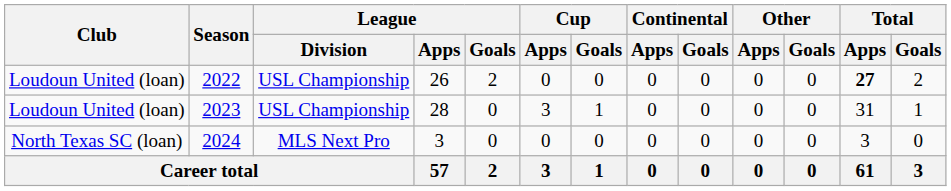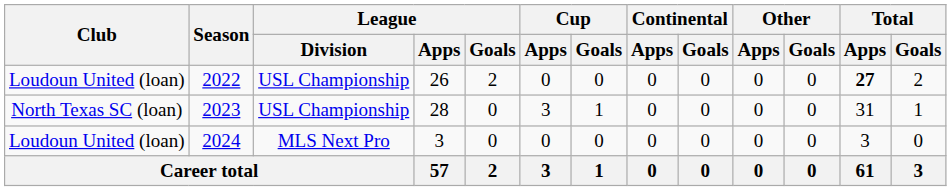(97, 110) Loudoun United (loan) -> (97, 110) North Texas SC (loan)
(97, 140) North Texas SC (loan) -> (97, 140) Loudoun United (loan)
